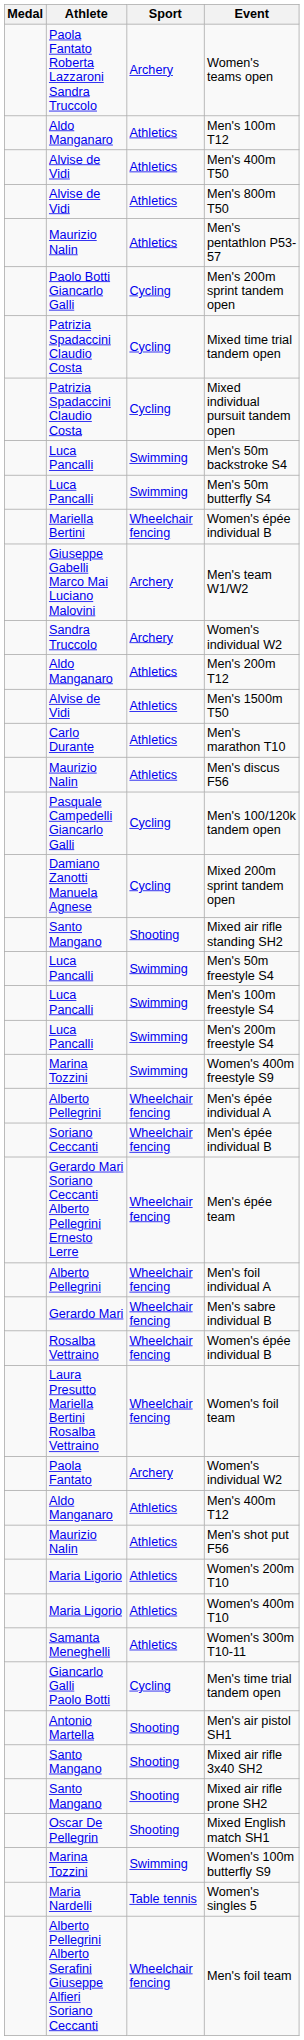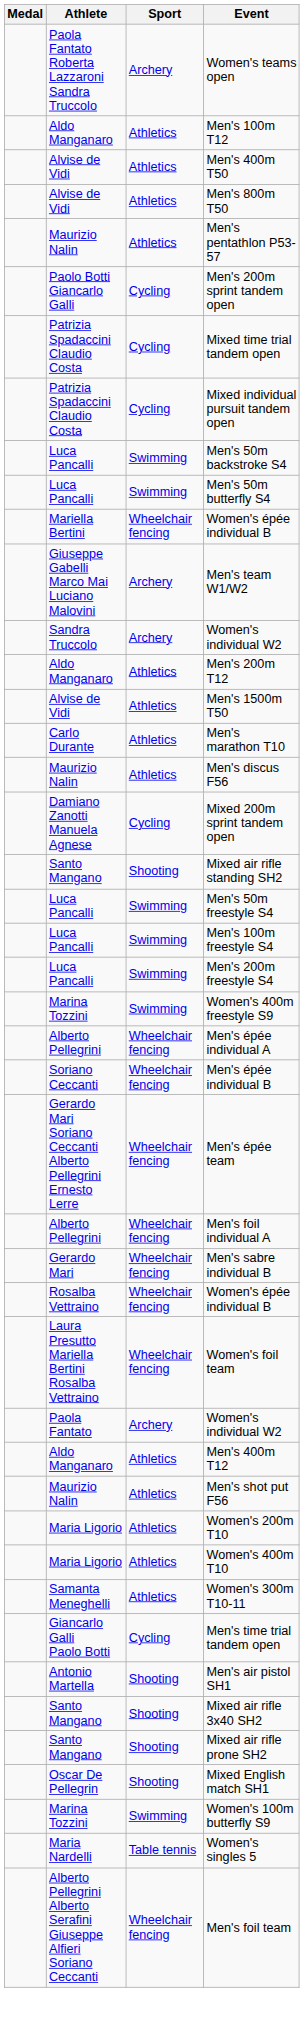- row: (81, 823)
